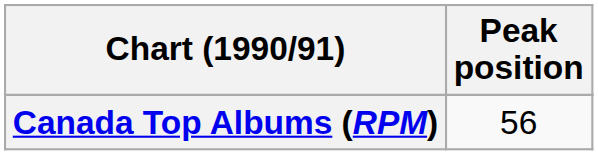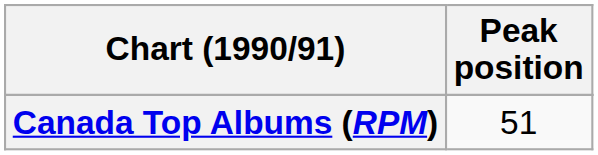(519, 121) 56 -> (519, 121) 51
